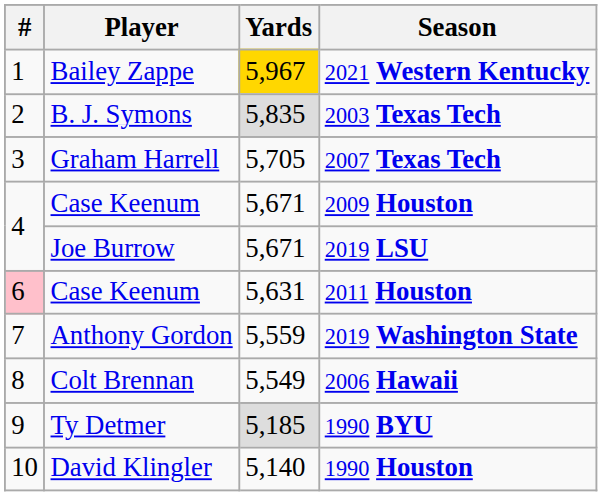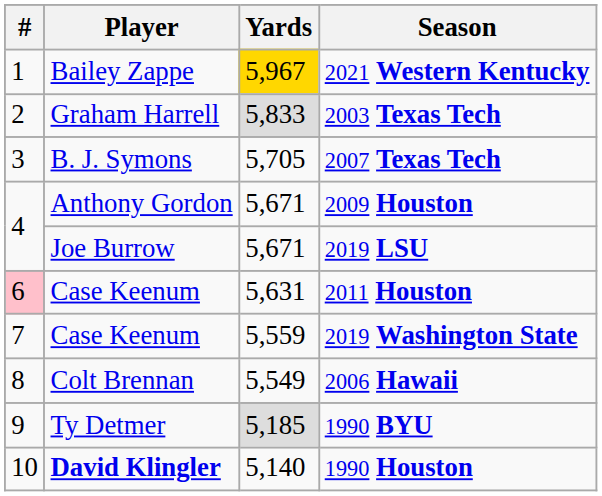(121, 115) B. J. Symons -> (135, 115) Graham Harrell
(275, 115) 5,835 -> (275, 115) 5,833
(135, 159) Graham Harrell -> (121, 159) B. J. Symons
(125, 203) Case Keenum -> (142, 203) Anthony Gordon
(142, 336) Anthony Gordon -> (125, 336) Case Keenum
(131, 468) normal -> (136, 468) bold
